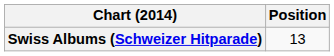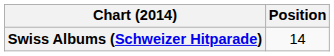(298, 39) 13 -> (298, 39) 14
